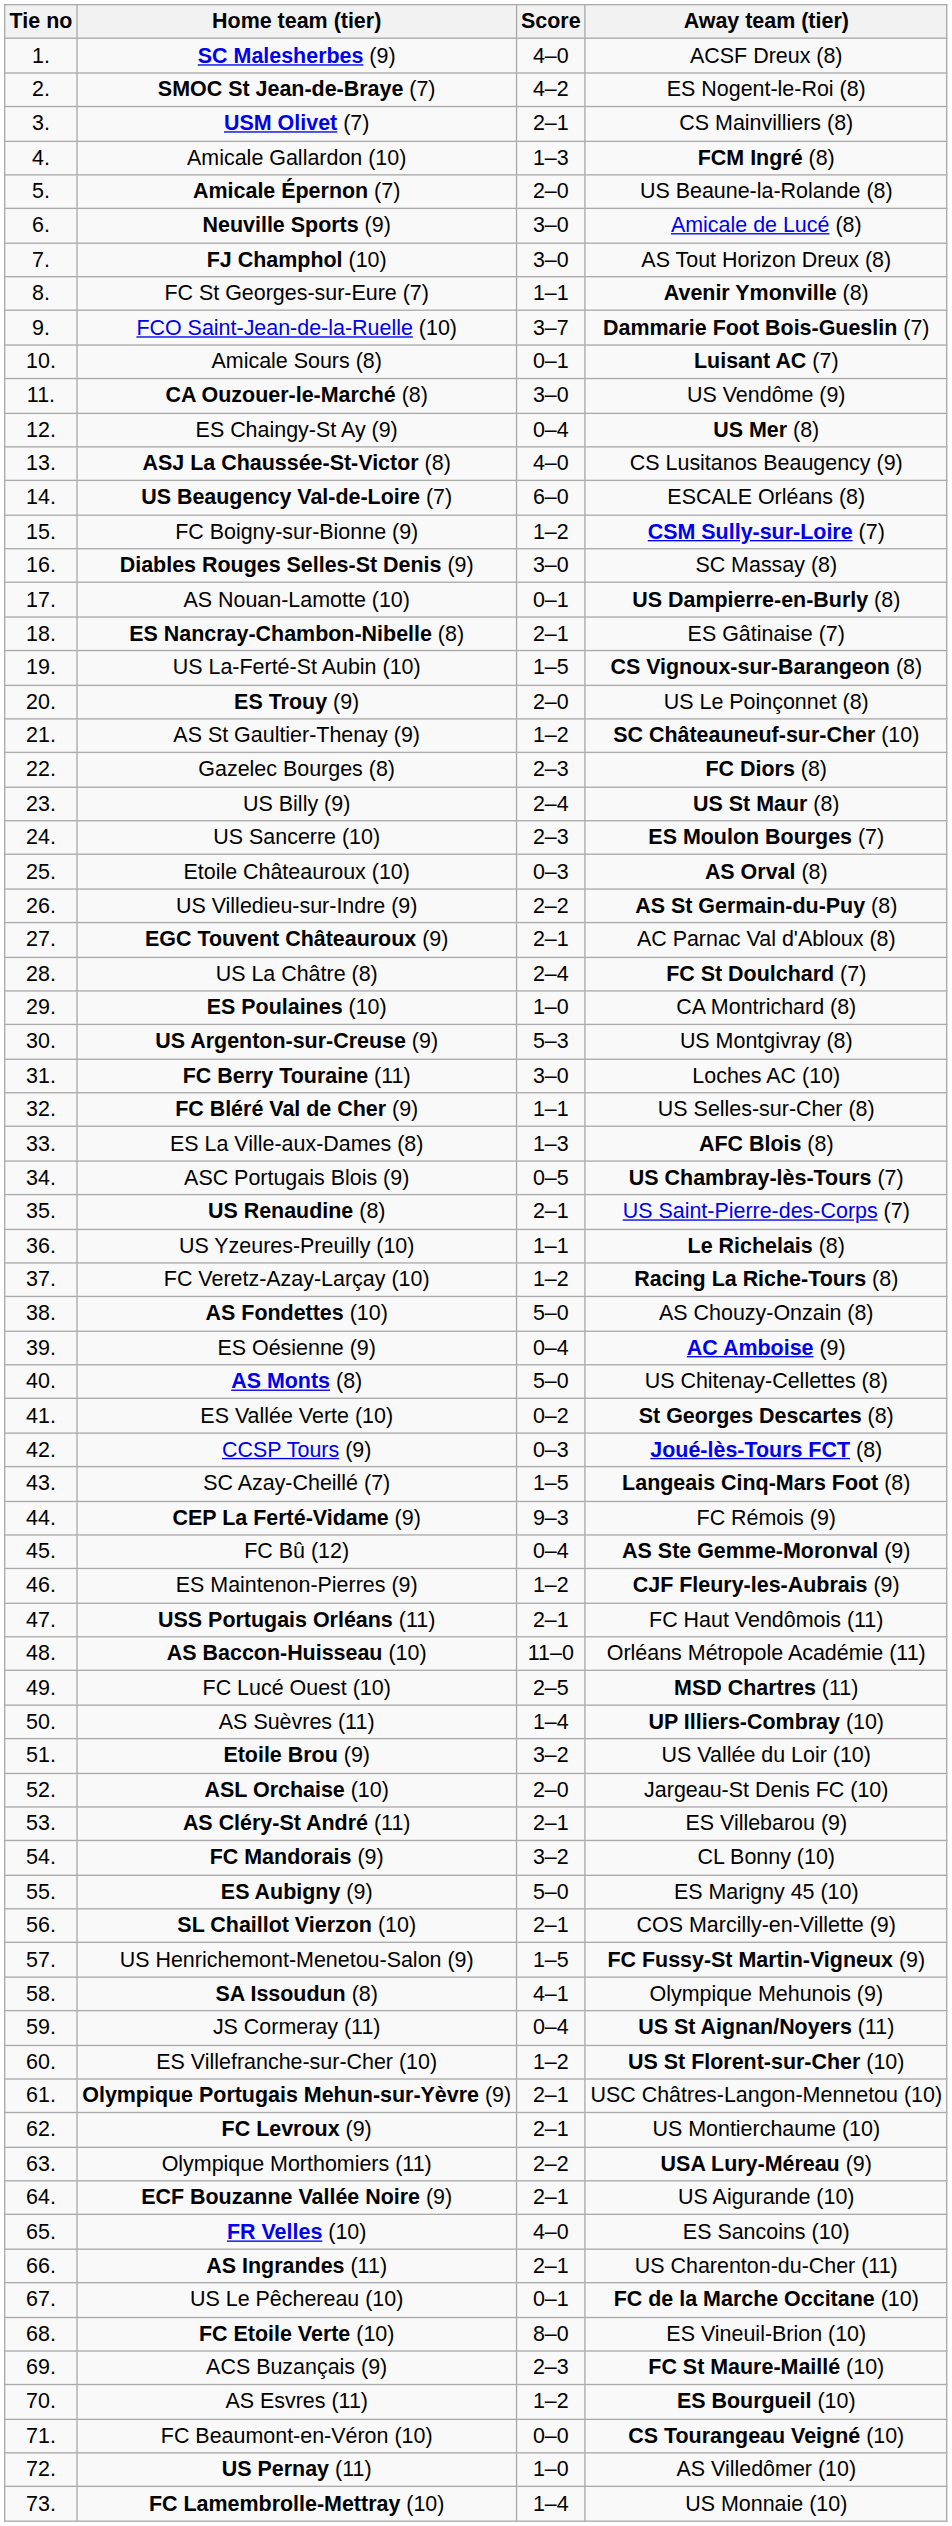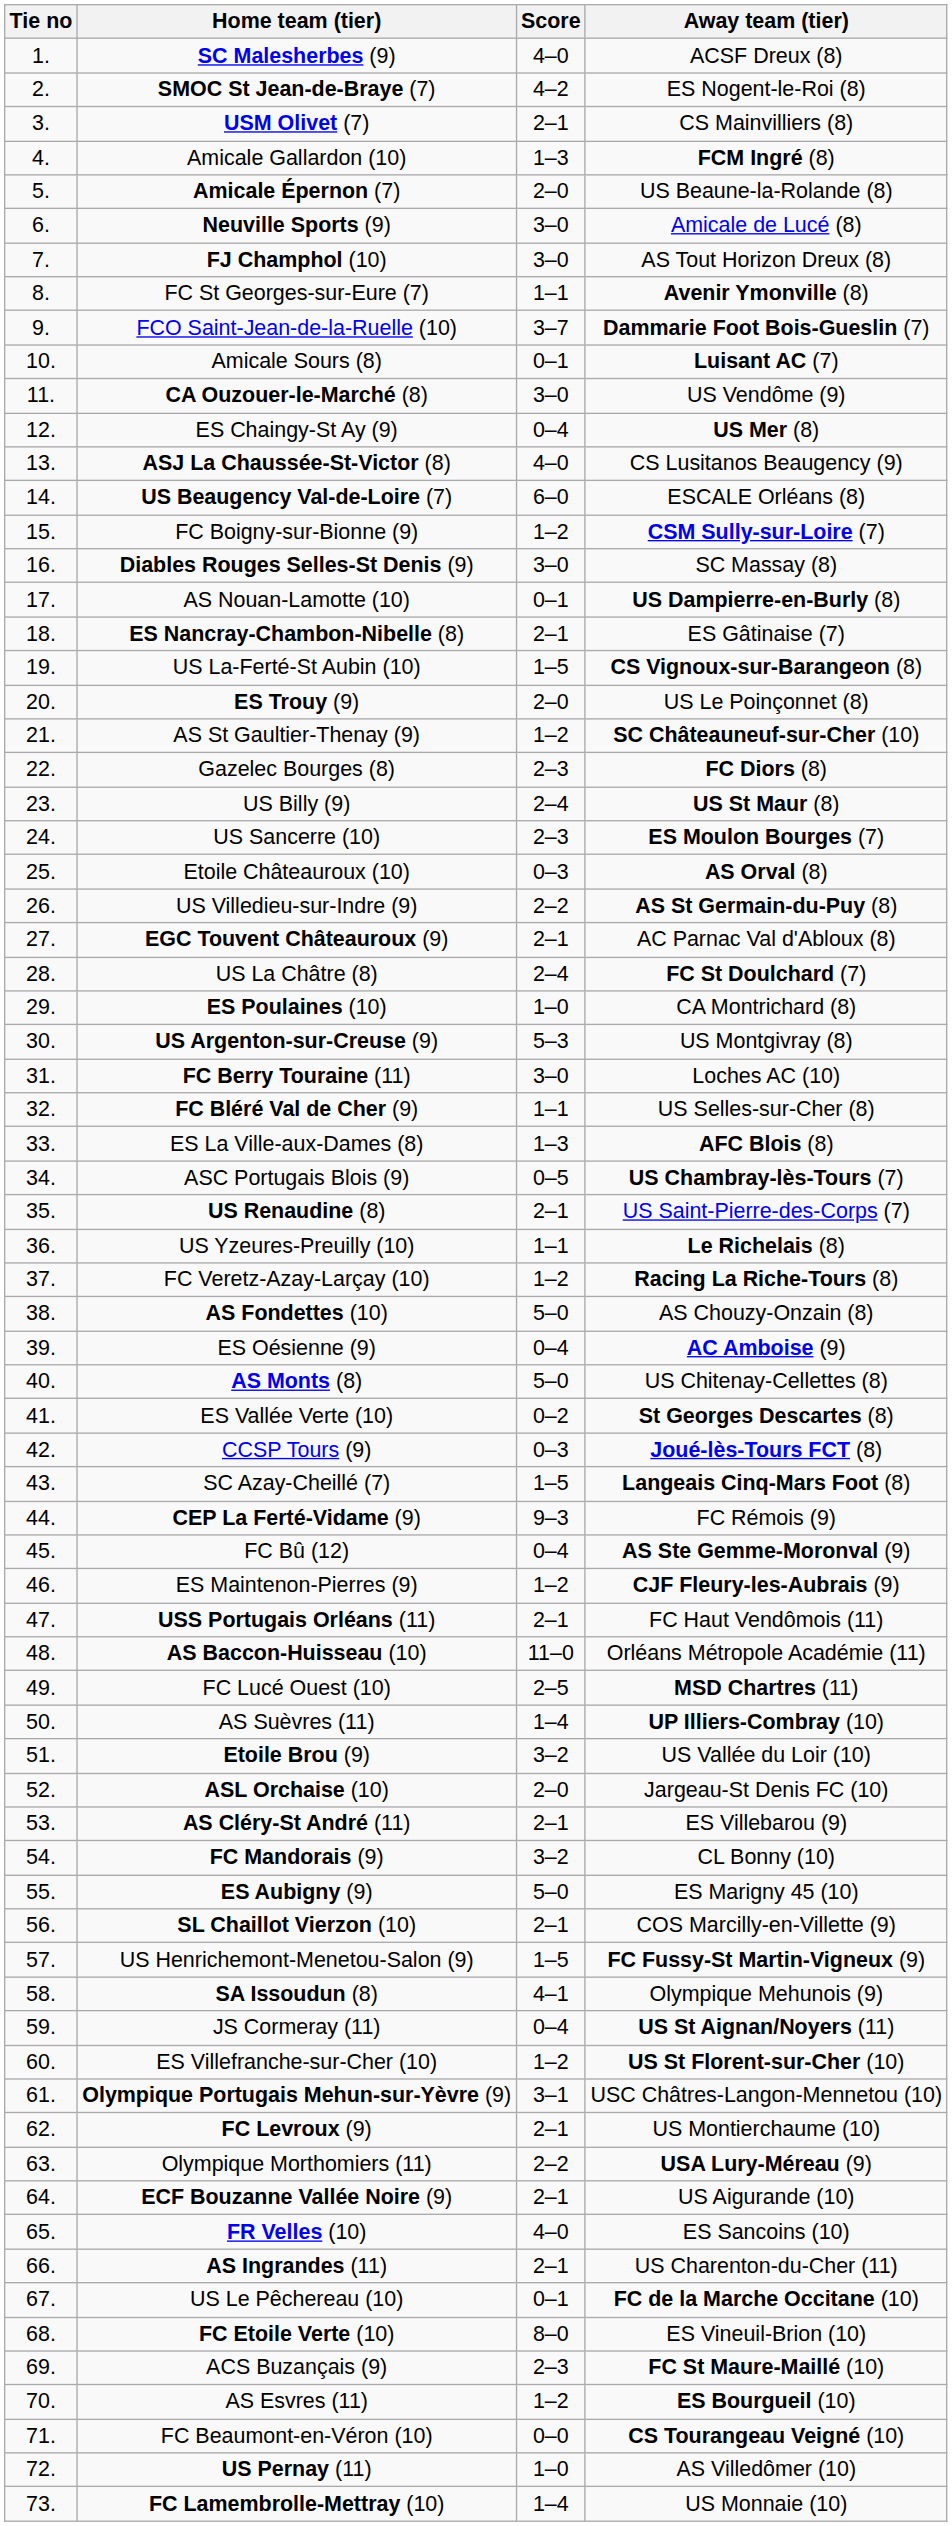(551, 2095) 2–1 -> (551, 2095) 3–1
